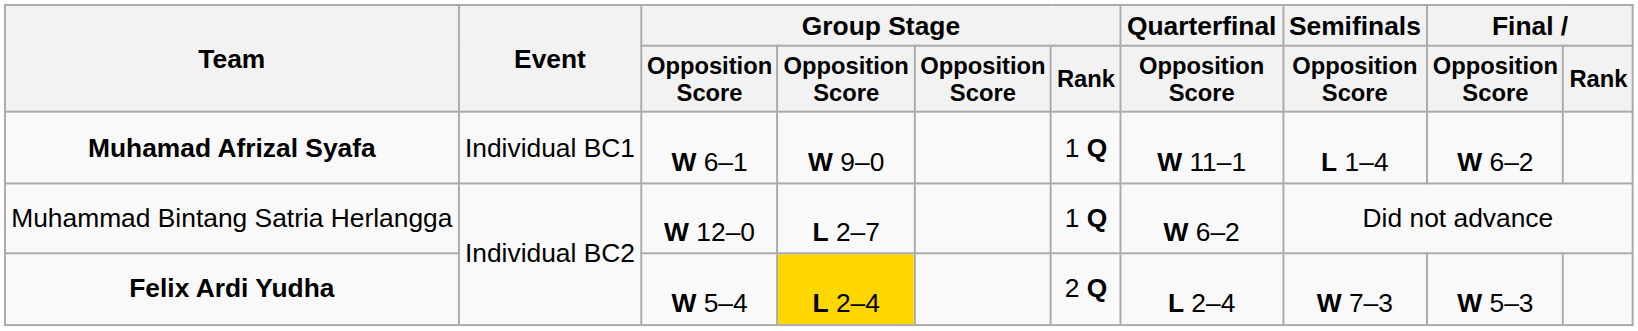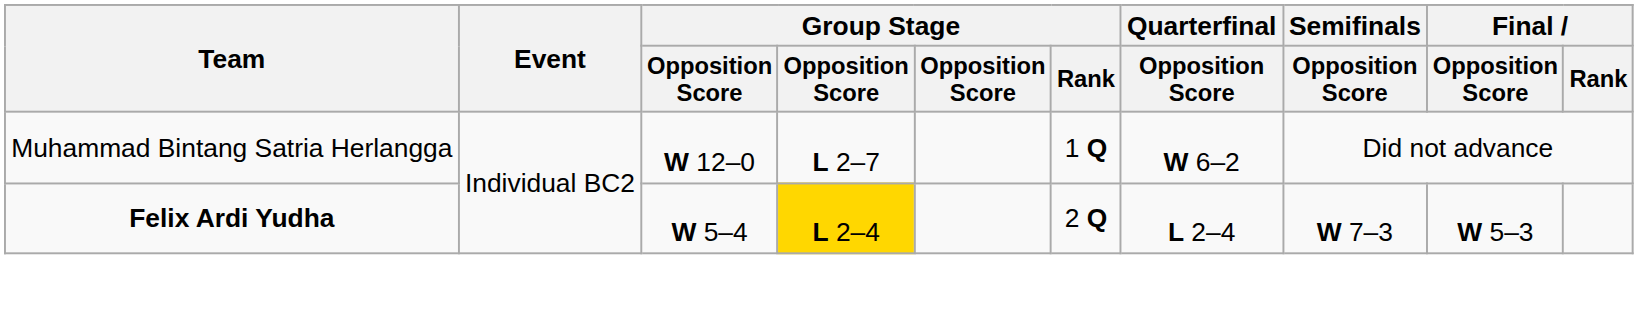- row: (232, 147)
